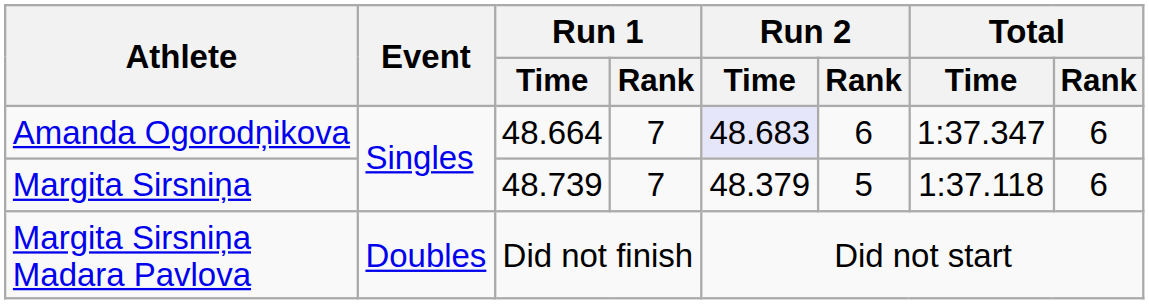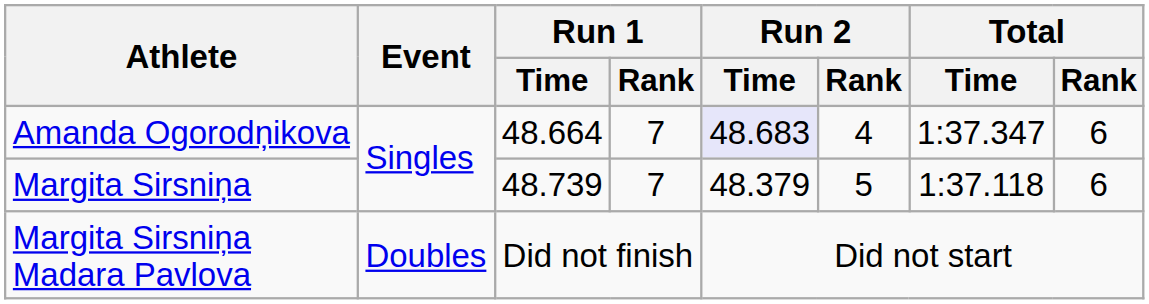(864, 133) 6 -> (864, 133) 4
